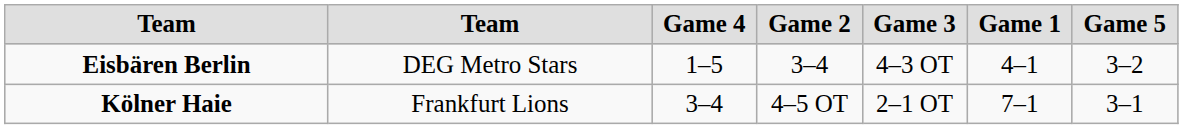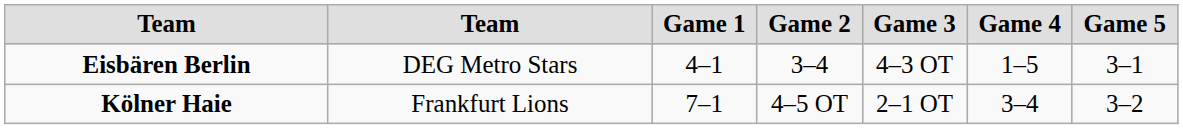columns swapped: (1020, 24) <-> (704, 24)
(1125, 63) 3–2 -> (1125, 63) 3–1
(1125, 103) 3–1 -> (1125, 103) 3–2
